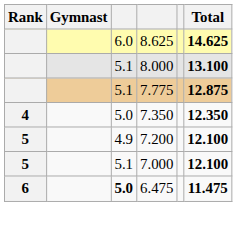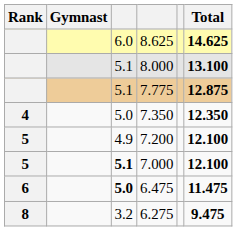(124, 164) normal -> (124, 164) bold
+ row: (157, 213)
